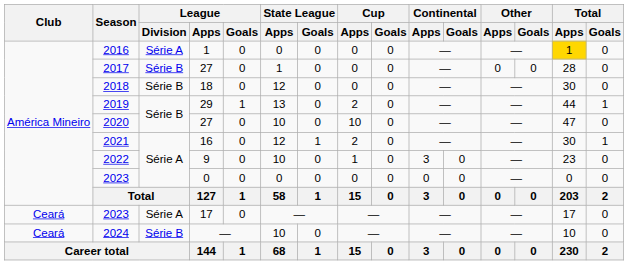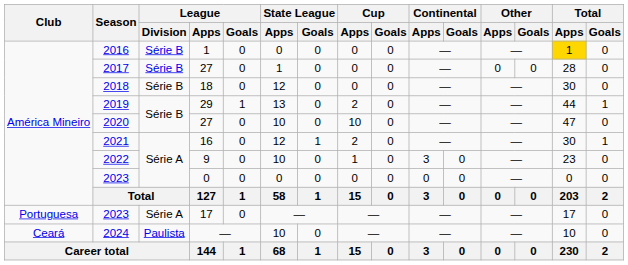(164, 50) Série A -> (164, 50) Série B
(49, 214) Ceará -> (49, 214) Portuguesa
(164, 232) Série B -> (164, 232) Paulista
